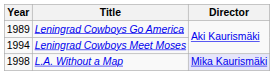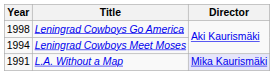(18, 29) 1989 -> (18, 29) 1998
(18, 62) 1998 -> (18, 62) 1991
